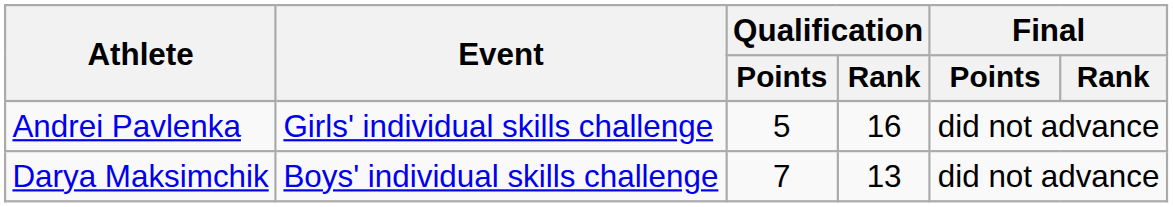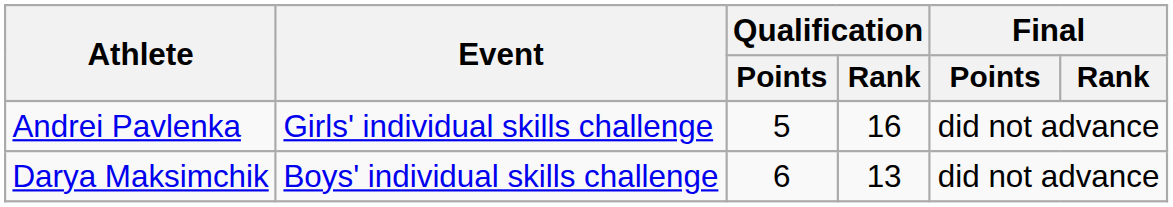(782, 176) 7 -> (782, 176) 6
